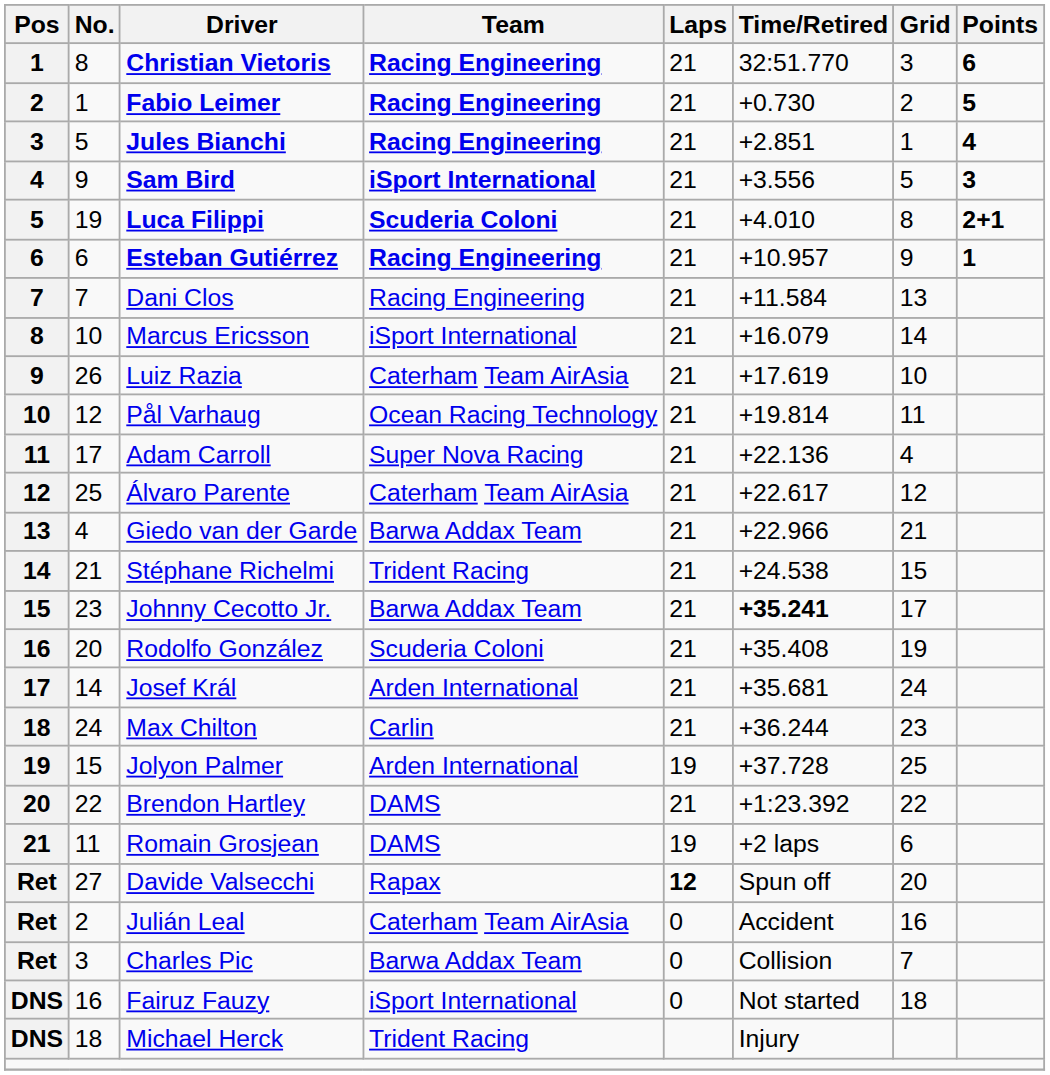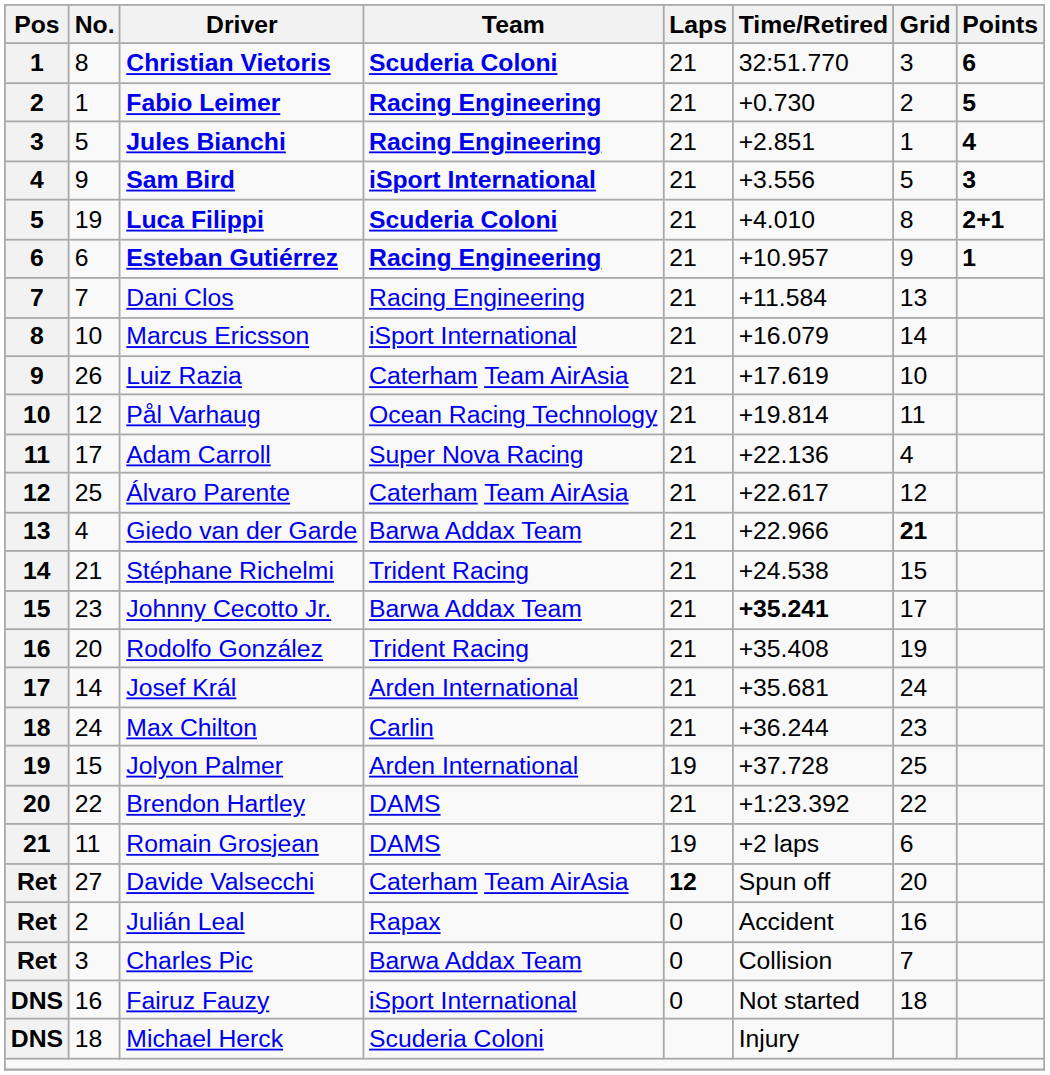(485, 63) Racing Engineering -> (463, 63) Scuderia Coloni
(914, 531) normal -> (914, 531) bold
(456, 648) Scuderia Coloni -> (449, 648) Trident Racing
(405, 882) Rapax -> (499, 882) Caterham Team AirAsia
(499, 921) Caterham Team AirAsia -> (405, 921) Rapax
(449, 1038) Trident Racing -> (456, 1038) Scuderia Coloni
